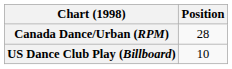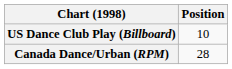rows swapped: (92, 34) <-> (92, 53)
